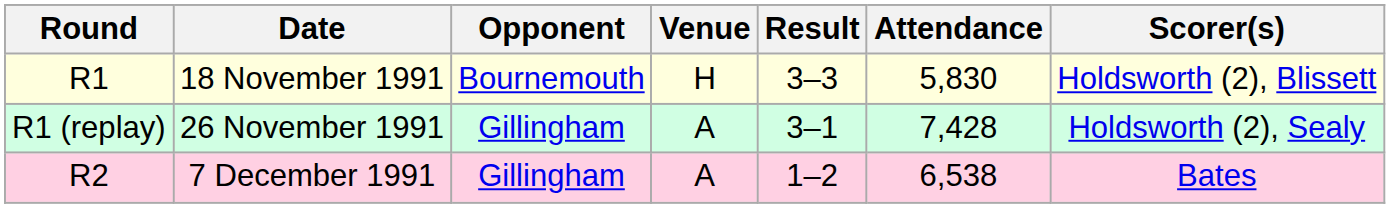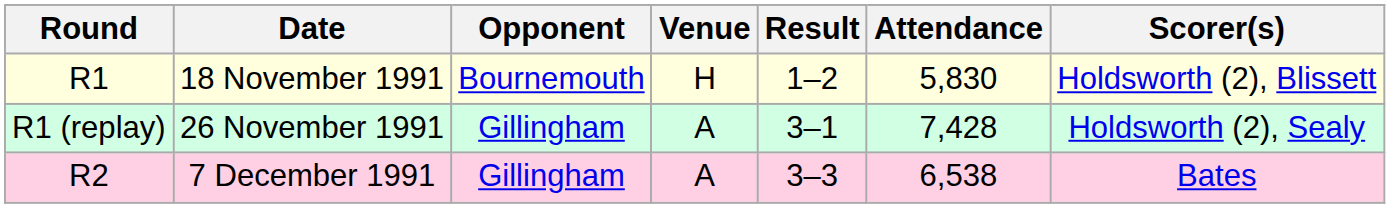(812, 78) 3–3 -> (812, 78) 1–2
(812, 176) 1–2 -> (812, 176) 3–3
